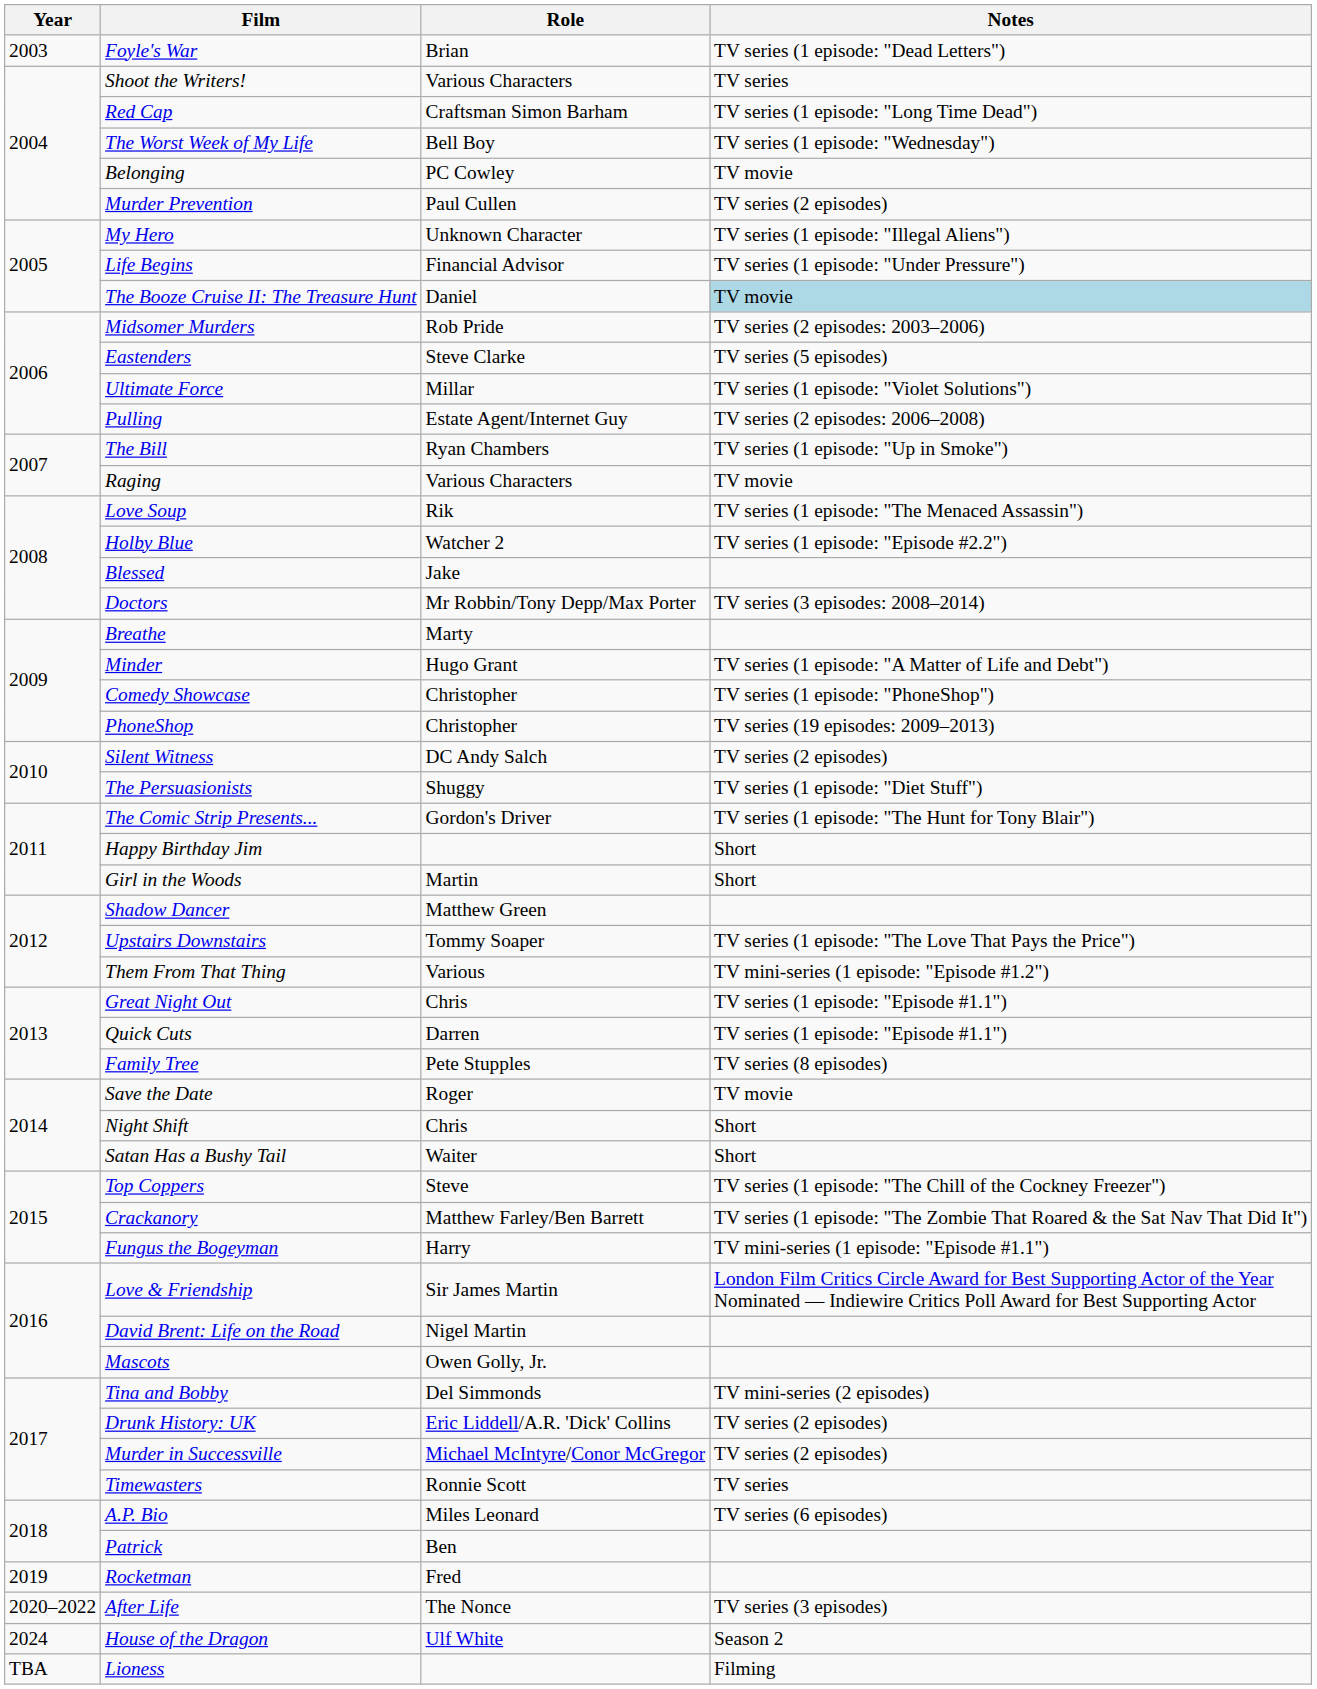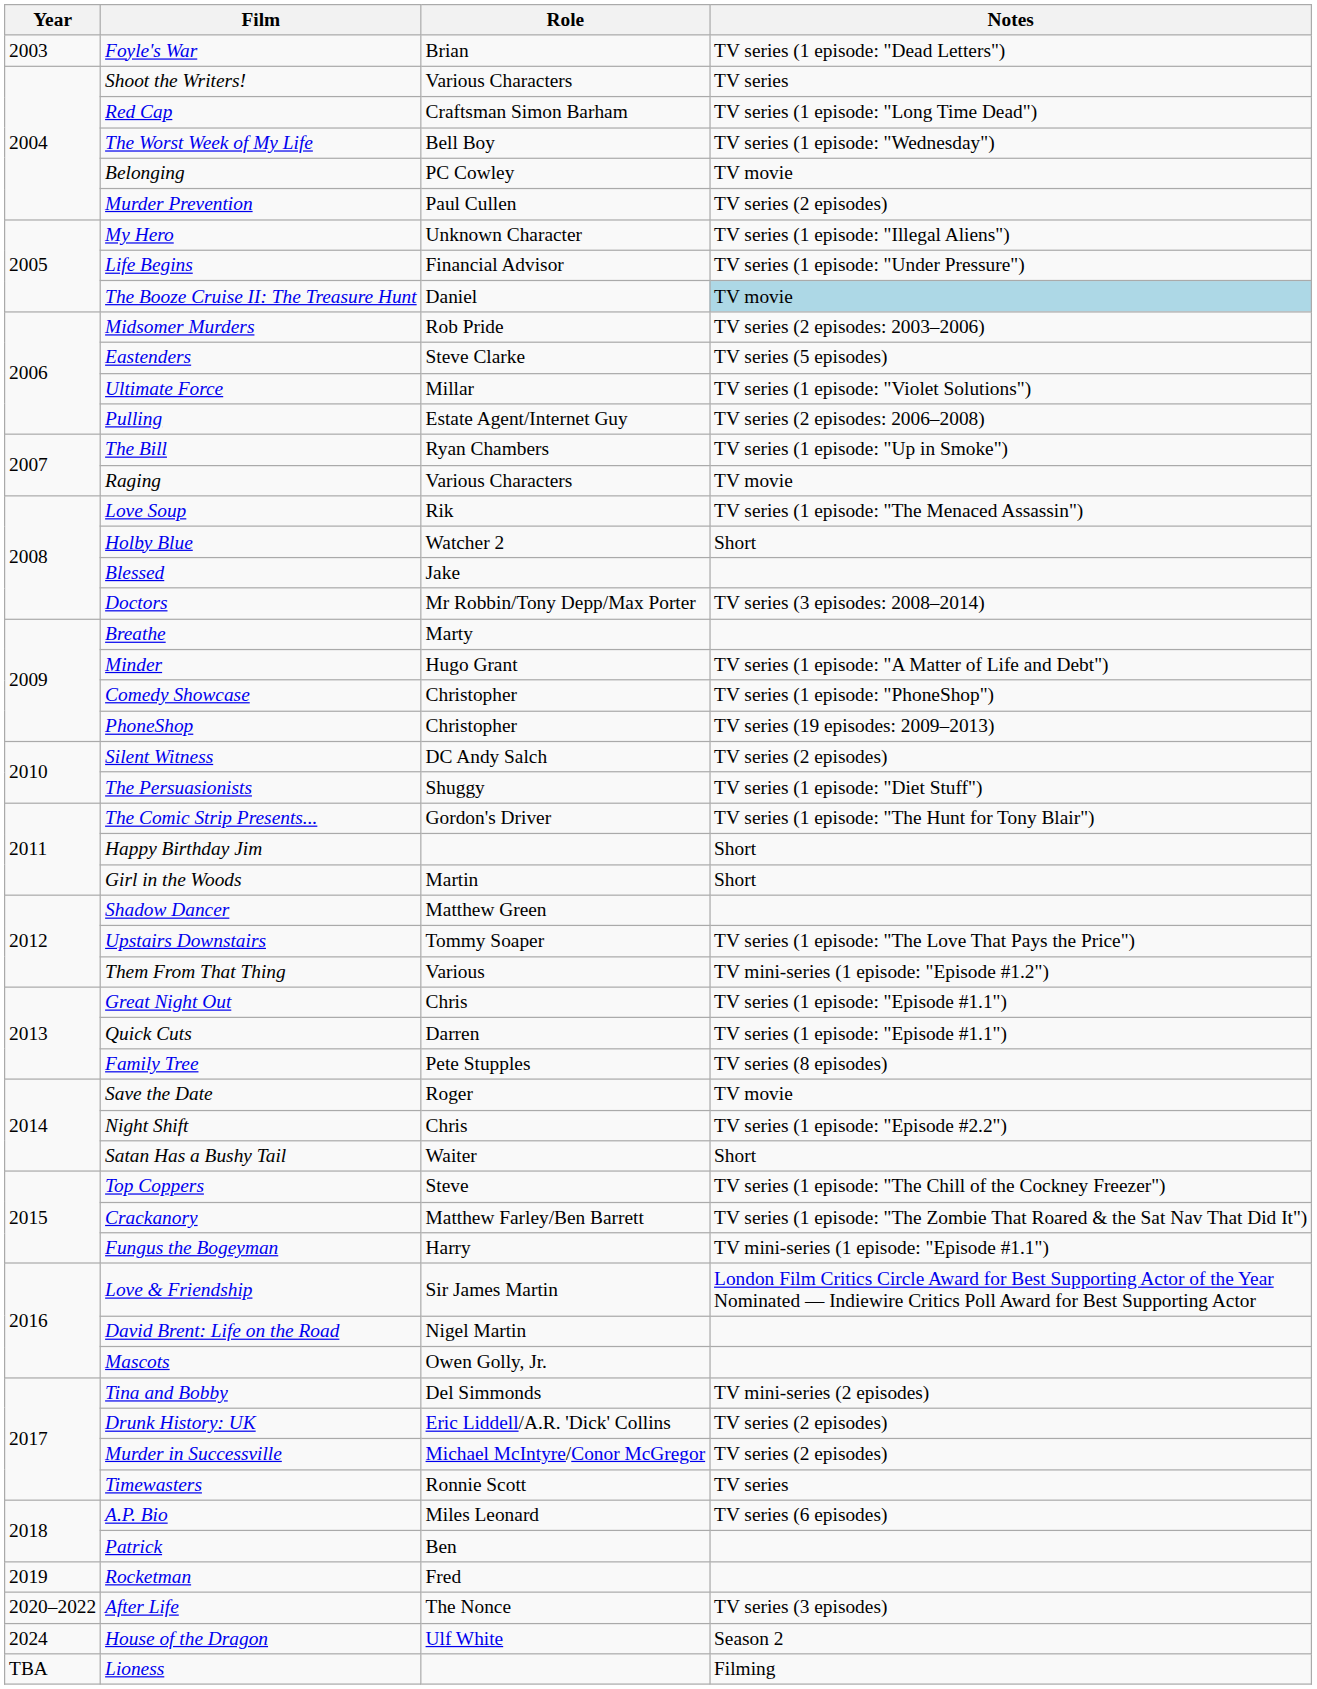(861, 541) TV series (1 episode: "Episode #2.2") -> (735, 541) Short
(735, 1125) Short -> (861, 1125) TV series (1 episode: "Episode #2.2")
